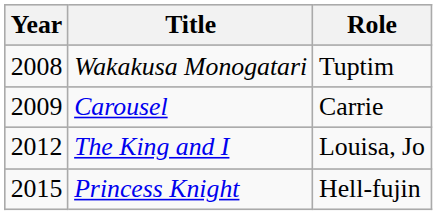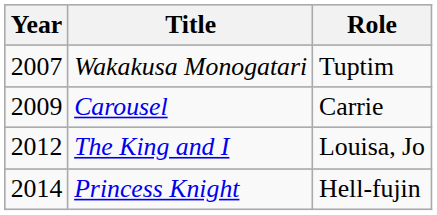(37, 65) 2008 -> (37, 65) 2007
(37, 188) 2015 -> (37, 188) 2014
